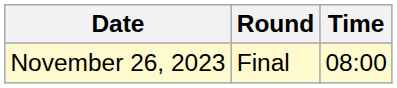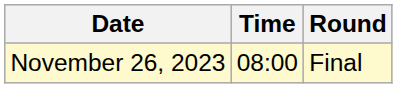columns swapped: (356, 23) <-> (275, 23)
